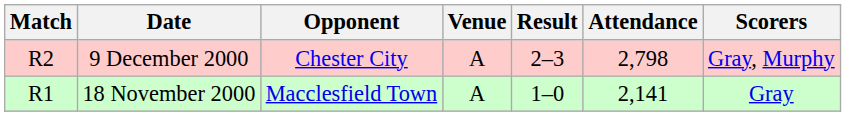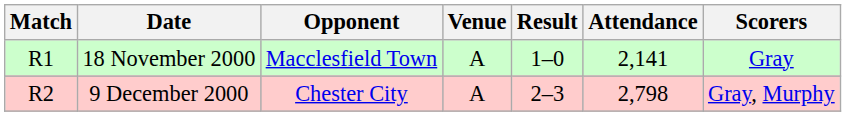rows swapped: (169, 93) <-> (169, 57)
